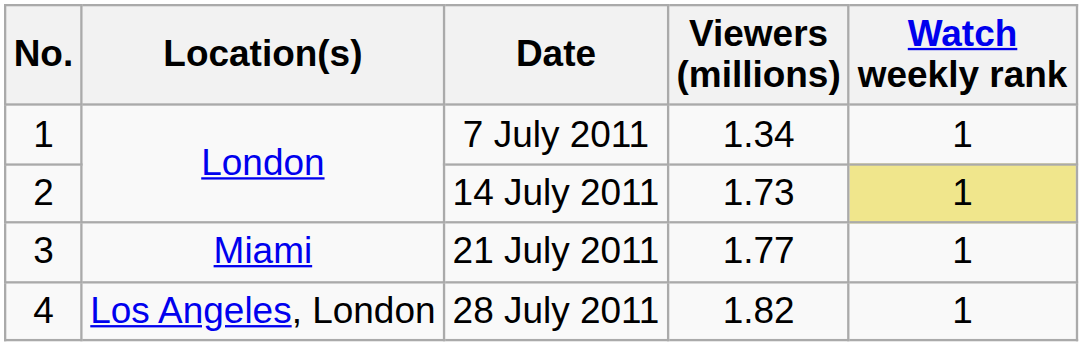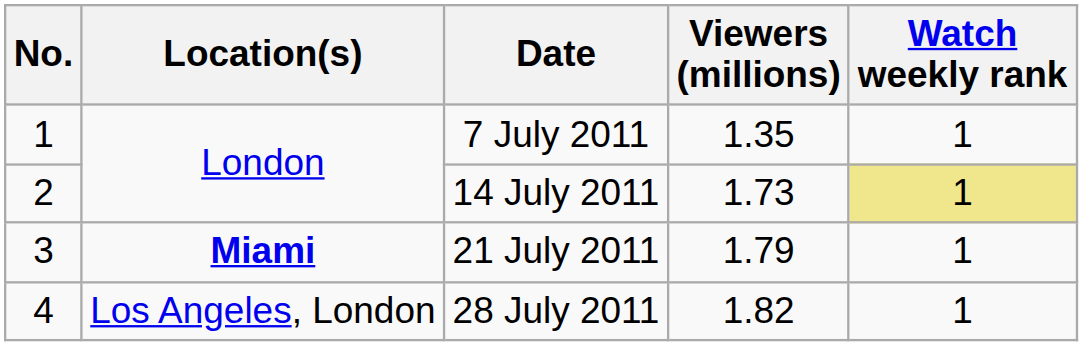(759, 134) 1.34 -> (759, 134) 1.35
(263, 251) normal -> (263, 251) bold
(759, 251) 1.77 -> (759, 251) 1.79
